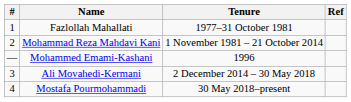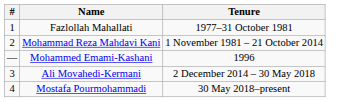- column: (336, 12)
